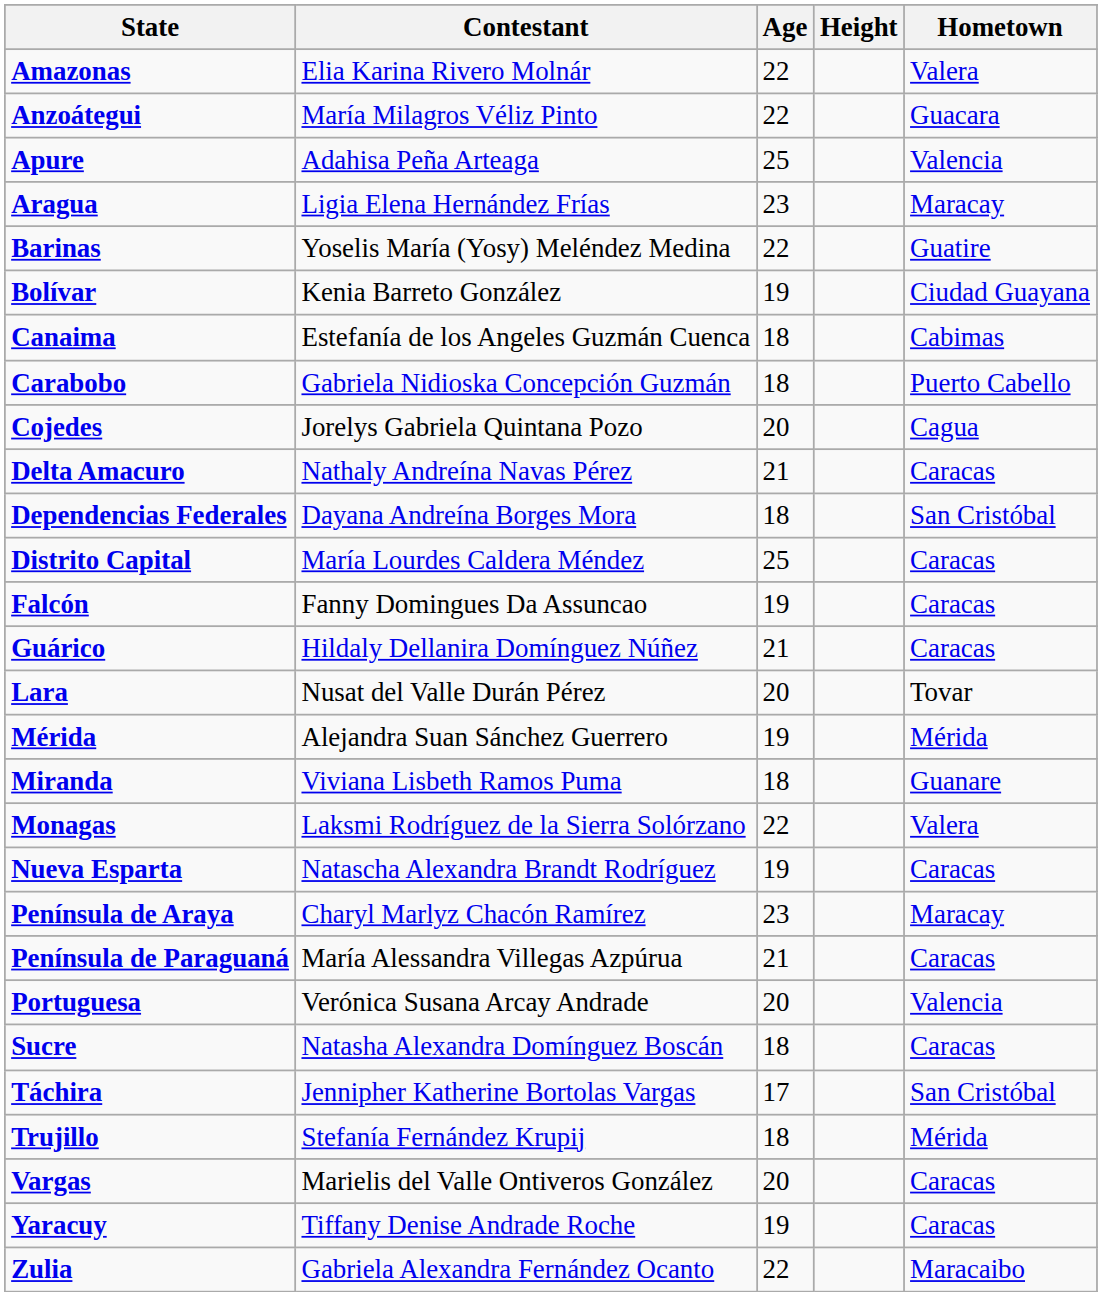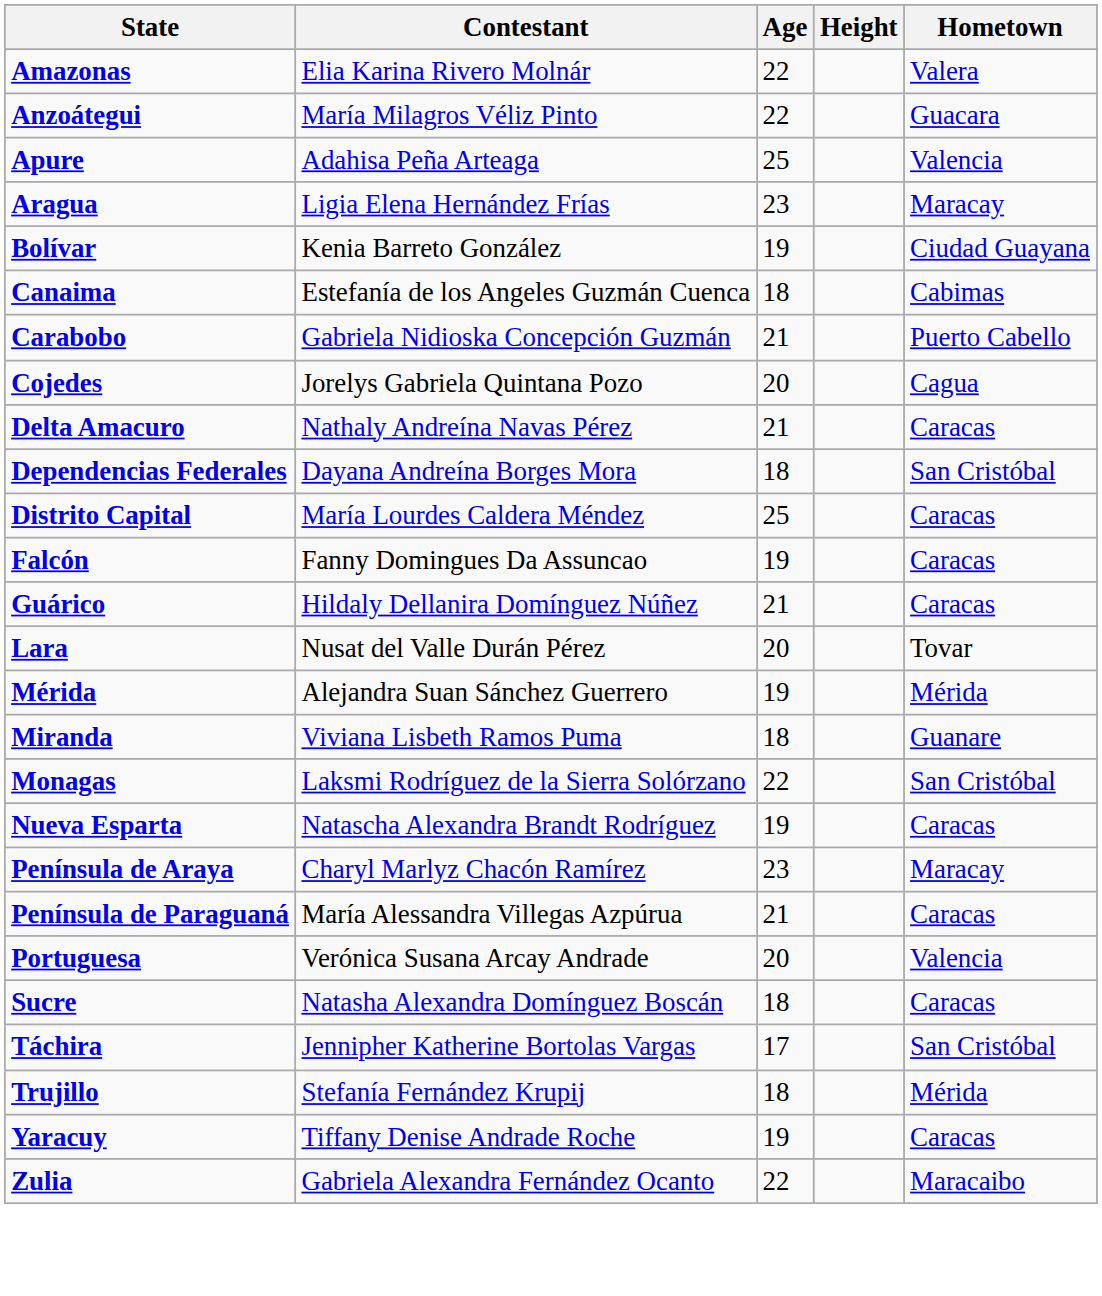- row: (56, 248)
(776, 381) 18 -> (776, 337) 21
(944, 825) Valera -> (983, 780) San Cristóbal
- row: (51, 1180)
